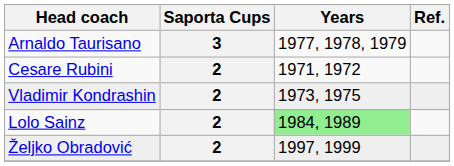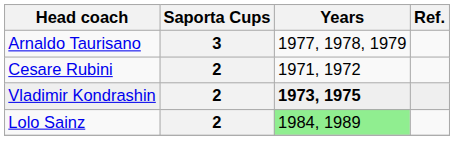(319, 95) normal -> (319, 95) bold
- row: (70, 148)
